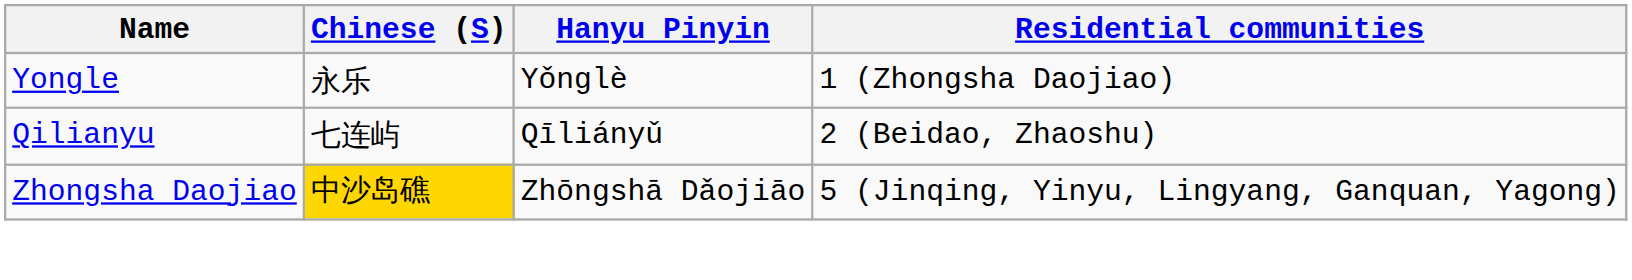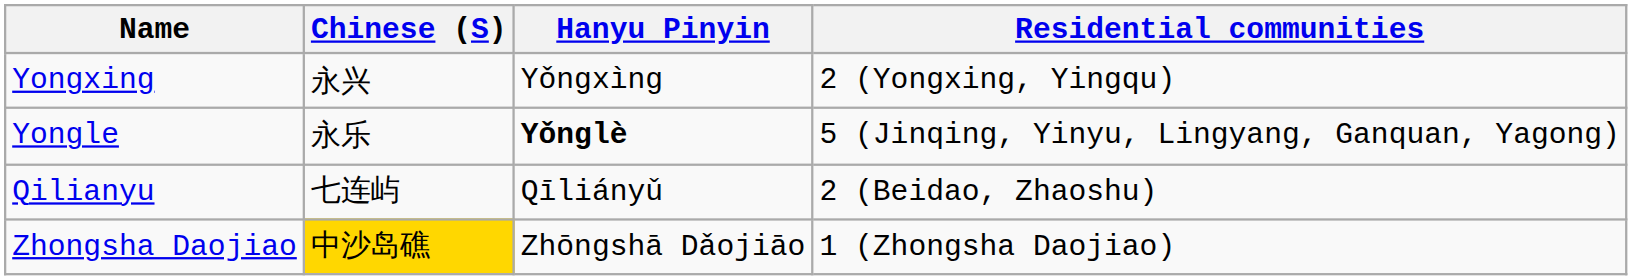+ row: (83, 81)
(574, 81) normal -> (574, 136) bold
(997, 81) 1 (Zhongsha Daojiao) -> (1220, 136) 5 (Jinqing, Yinyu, Lingyang, Ganquan, Yagong)
(1220, 191) 5 (Jinqing, Yinyu, Lingyang, Ganquan, Yagong) -> (997, 246) 1 (Zhongsha Daojiao)
